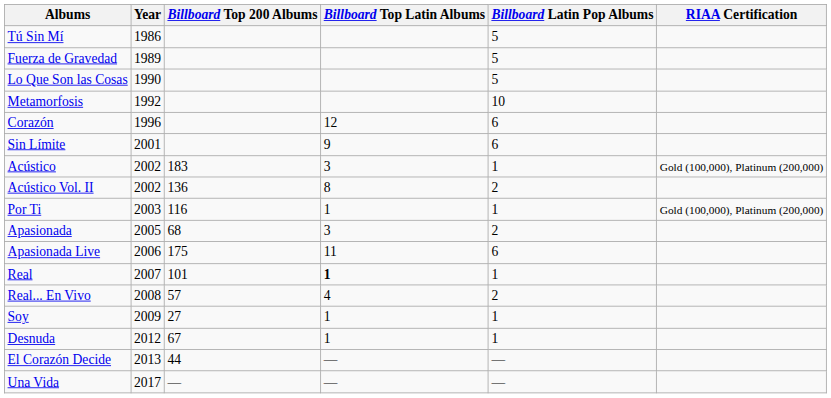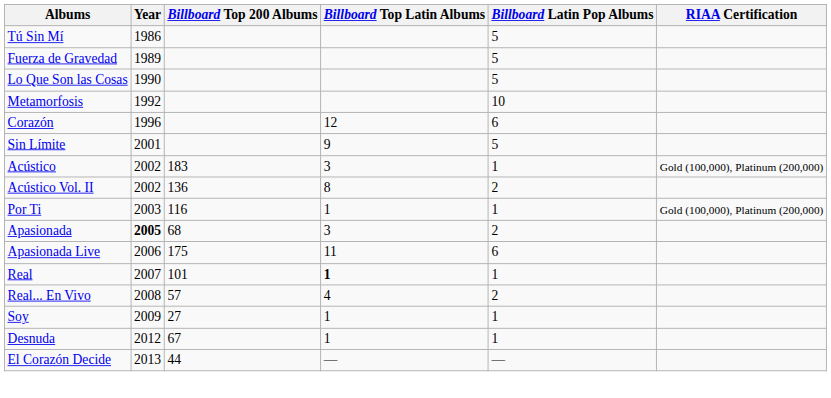(495, 144) 6 -> (495, 144) 5
(148, 230) normal -> (148, 230) bold
- row: (33, 381)
